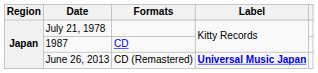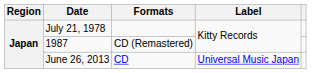(121, 44) CD -> (153, 44) CD (Remastered)
(153, 60) CD (Remastered) -> (121, 60) CD
(252, 60) bold -> (248, 60) normal
